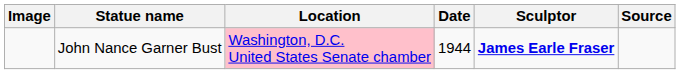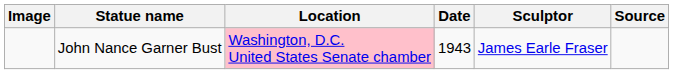(454, 48) 1944 -> (454, 48) 1943
(546, 48) bold -> (543, 48) normal
